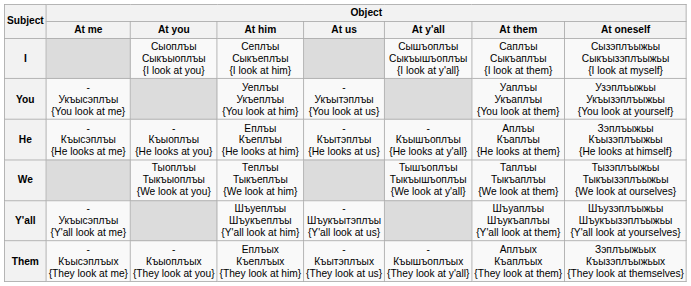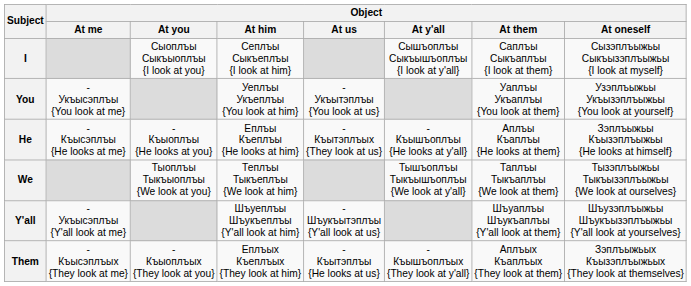(344, 140) - Къытэплъы {He looks at us} -> (344, 140) - Къытэплъых {They look at us}
(344, 261) - Къытэплъых {They look at us} -> (344, 261) - Къытэплъы {He looks at us}
